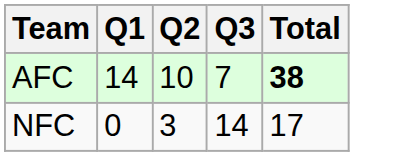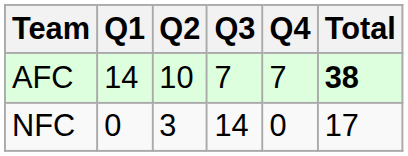+ column: (290, 28)
